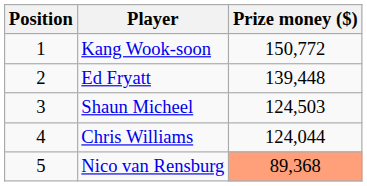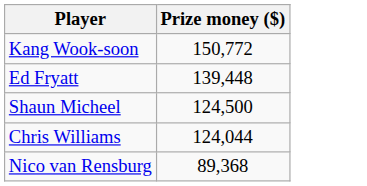- column: (41, 19)
(295, 107) 124,503 -> (223, 107) 124,500
(295, 166) lightsalmon background -> (223, 166) no background
